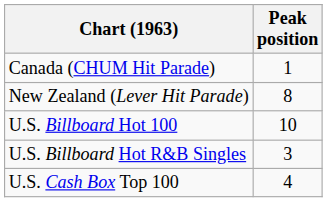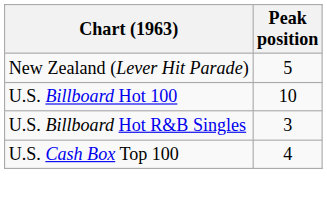- row: (112, 67)
(288, 96) 8 -> (288, 67) 5
